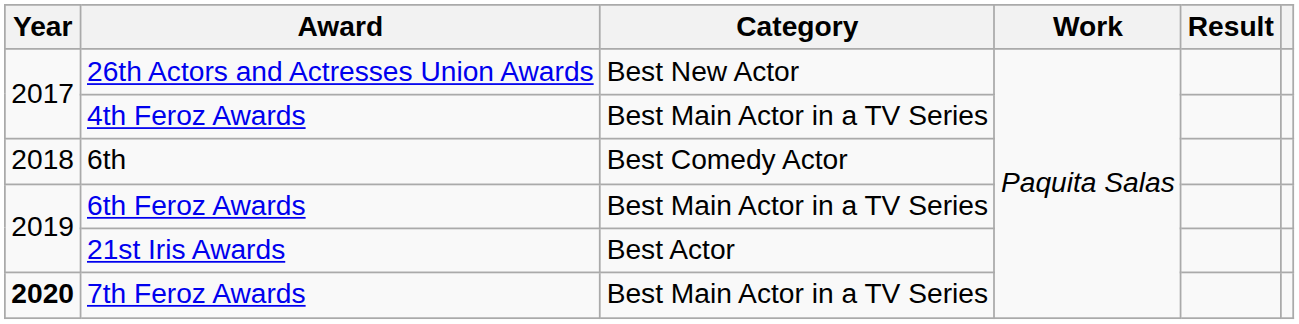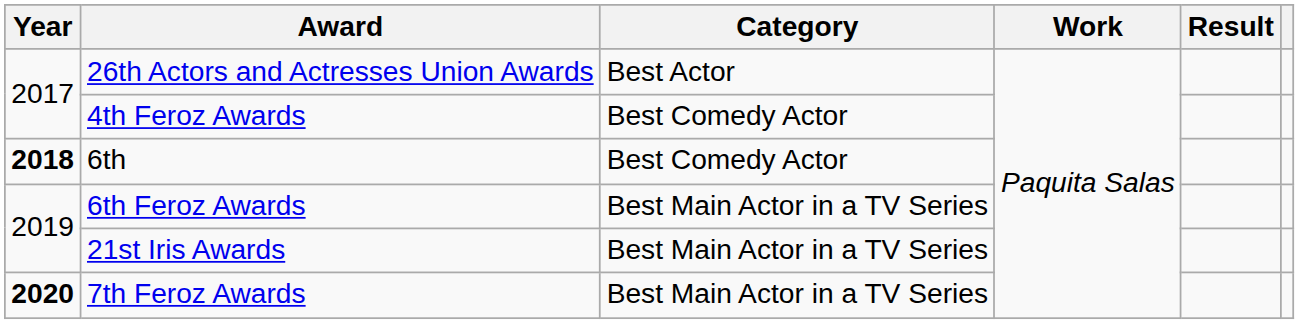(703, 71) Best New Actor -> (671, 71) Best Actor
(797, 116) Best Main Actor in a TV Series -> (727, 116) Best Comedy Actor
(43, 160) normal -> (43, 160) bold
(671, 250) Best Actor -> (797, 250) Best Main Actor in a TV Series
